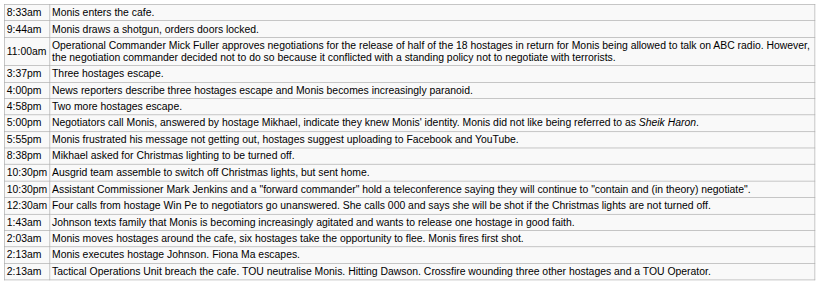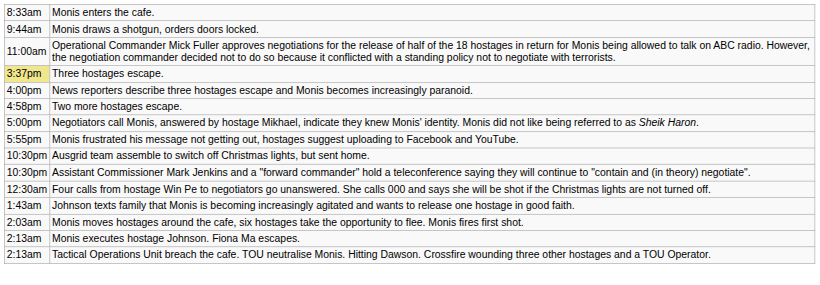(24, 73) no background -> (24, 73) khaki background
- row: (173, 156)
